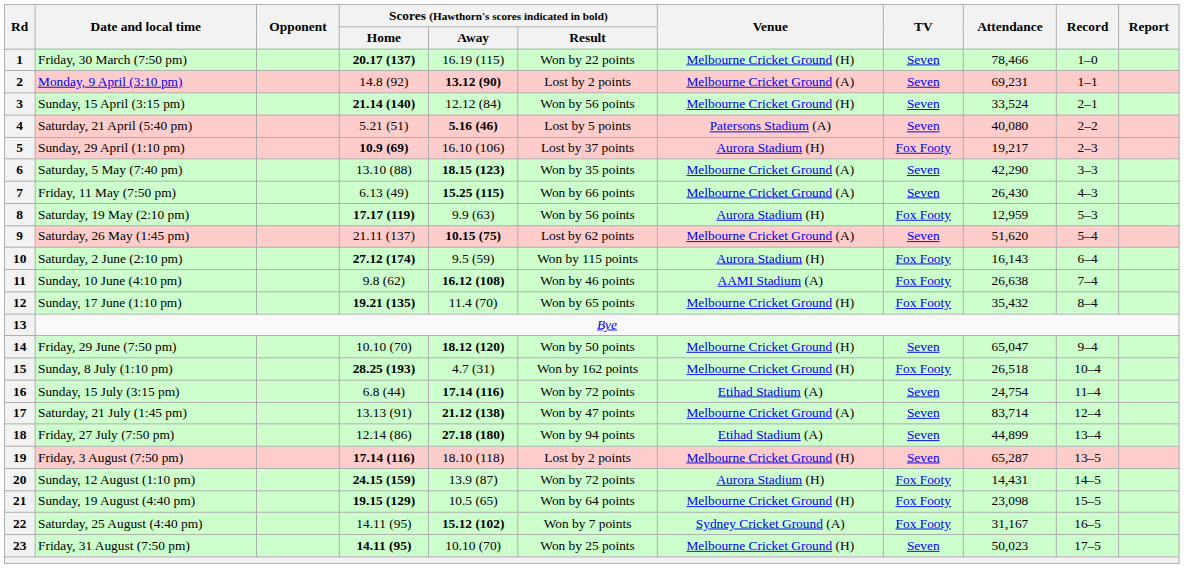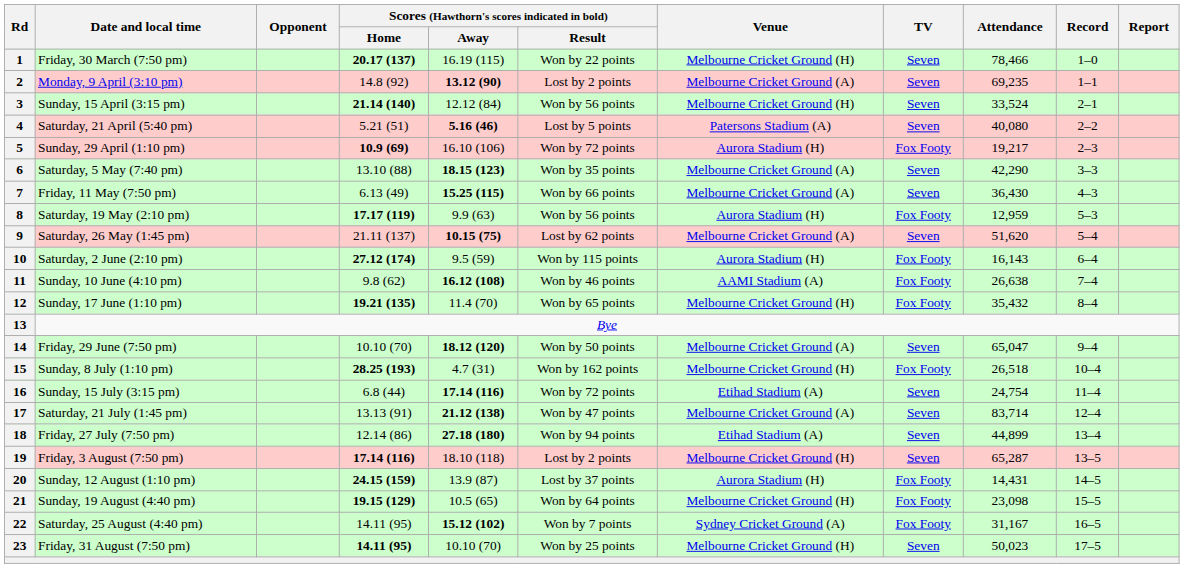(1010, 82) 69,231 -> (1010, 82) 69,235
(588, 148) Lost by 37 points -> (588, 148) Won by 72 points
(1010, 192) 26,430 -> (1010, 192) 36,430
(770, 347) Melbourne Cricket Ground (H) -> (770, 347) Melbourne Cricket Ground (A)
(588, 479) Won by 72 points -> (588, 479) Lost by 37 points
